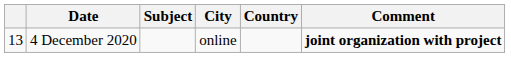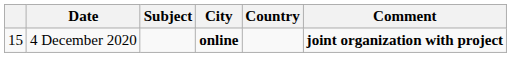(15, 40) 13 -> (15, 40) 15
(218, 40) normal -> (219, 40) bold
